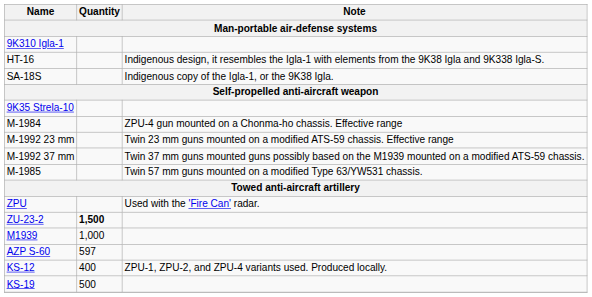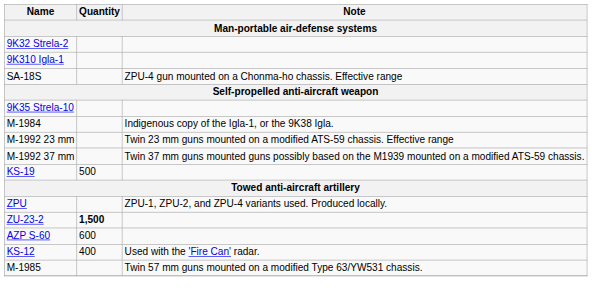+ row: (37, 44)
- row: (20, 60)
(229, 76) Indigenous copy of the Igla-1, or the 9K38 Igla. -> (263, 76) ZPU-4 gun mounted on a Chonma-ho chassis. Effective range
(263, 124) ZPU-4 gun mounted on a Chonma-ho chassis. Effective range -> (229, 124) Indigenous copy of the Igla-1, or the 9K38 Igla.
rows swapped: (24, 172) <-> (21, 284)
(192, 204) Used with the 'Fire Can' radar. -> (256, 204) ZPU-1, ZPU-2, and ZPU-4 variants used. Produced locally.
- row: (22, 236)
(87, 252) 597 -> (87, 236) 600
(256, 268) ZPU-1, ZPU-2, and ZPU-4 variants used. Produced locally. -> (192, 252) Used with the 'Fire Can' radar.
